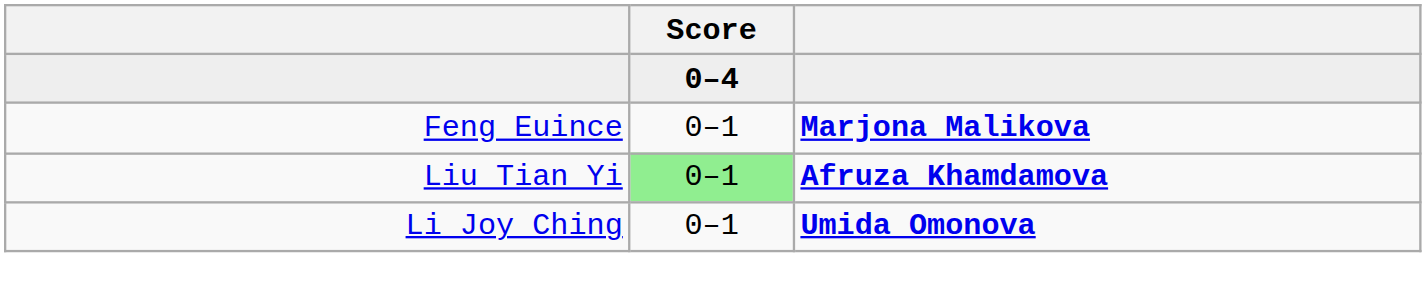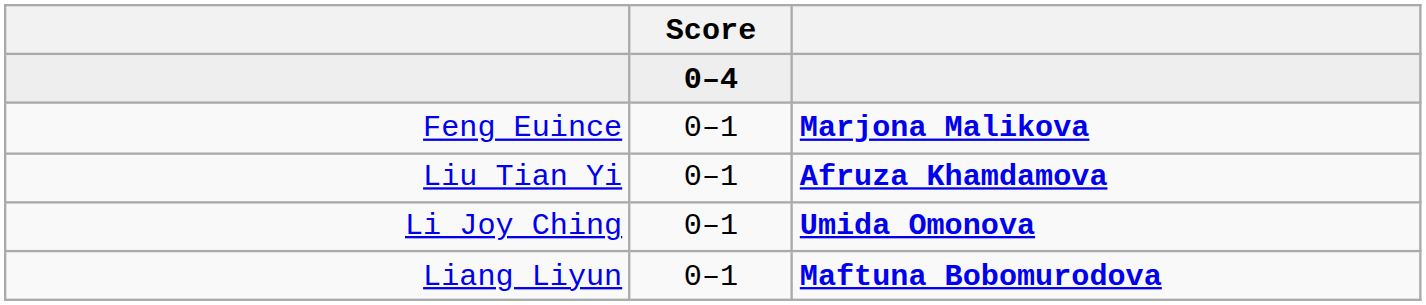(712, 177) lightgreen background -> (711, 177) no background
+ row: (523, 276)
